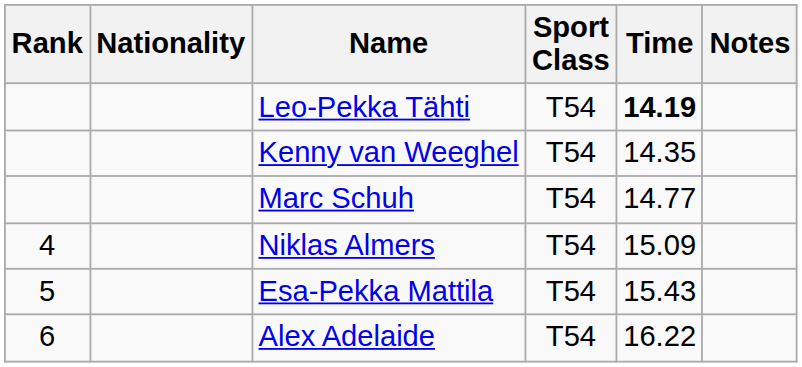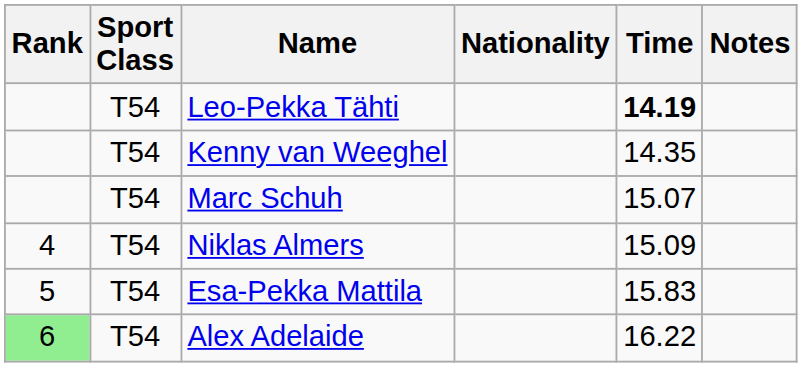columns swapped: (571, 43) <-> (171, 43)
(660, 198) 14.77 -> (660, 198) 15.07
(660, 291) 15.43 -> (660, 291) 15.83
(47, 337) no background -> (47, 337) lightgreen background
